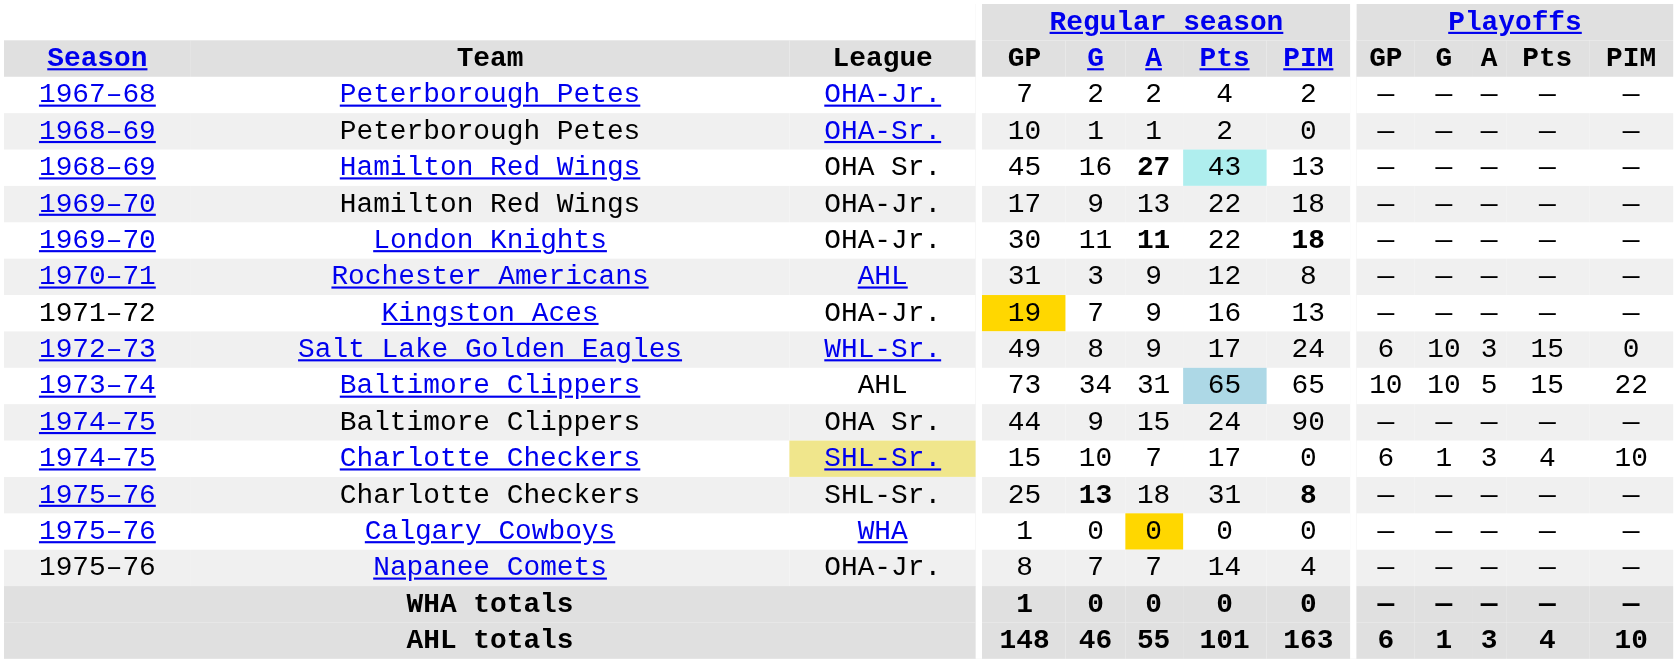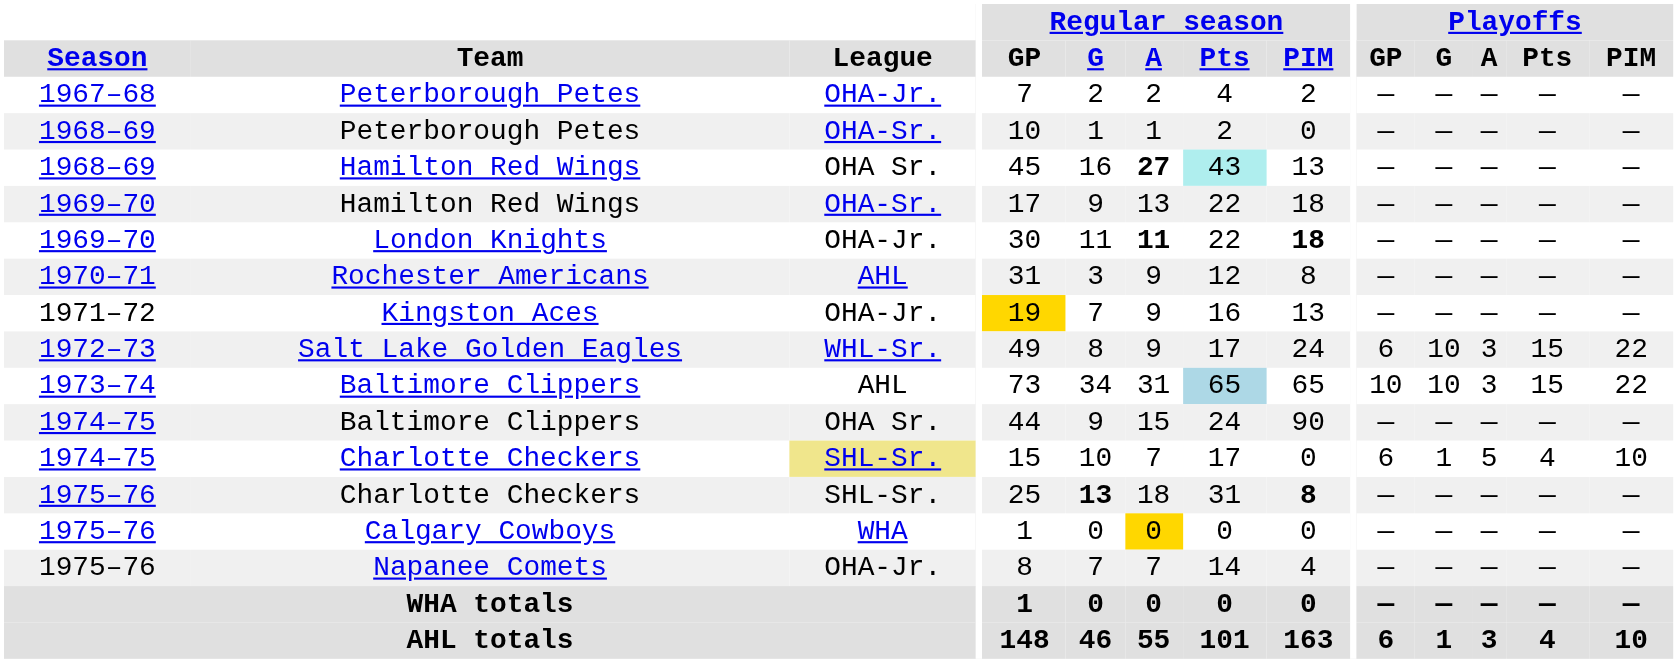(883, 204) OHA-Jr. -> (883, 204) OHA-Sr.
(1631, 350) 0 -> (1631, 350) 22
(1489, 386) 5 -> (1489, 386) 3
(1489, 459) 3 -> (1489, 459) 5
